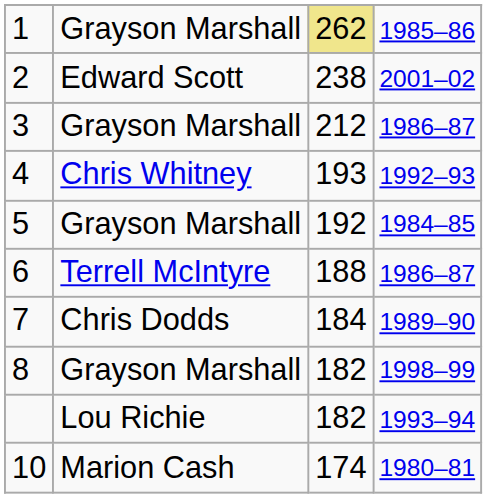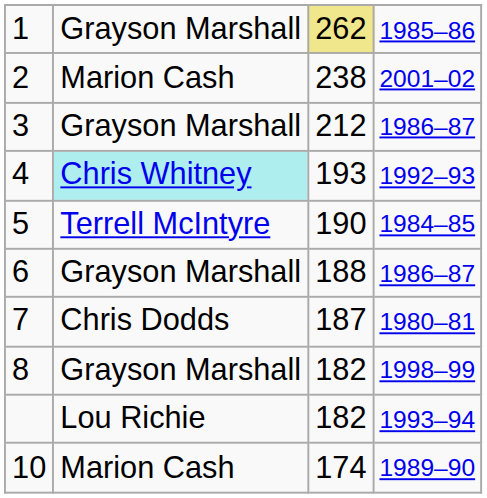(152, 77) Edward Scott -> (147, 77) Marion Cash
(156, 175) no background -> (156, 175) paleturquoise background
(181, 223) Grayson Marshall -> (165, 223) Terrell McIntyre
(341, 223) 192 -> (341, 223) 190
(165, 272) Terrell McIntyre -> (181, 272) Grayson Marshall
(341, 321) 184 -> (341, 321) 187
(427, 322) 1989–90 -> (427, 322) 1980–81
(427, 468) 1980–81 -> (427, 468) 1989–90
